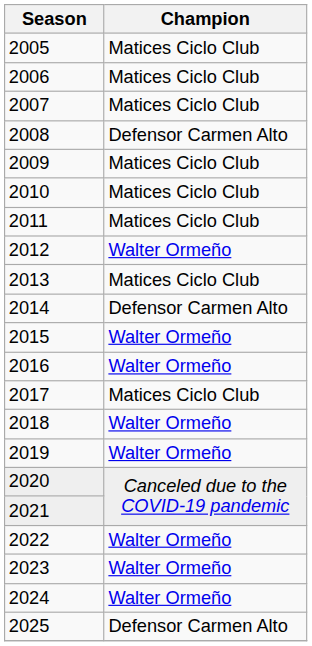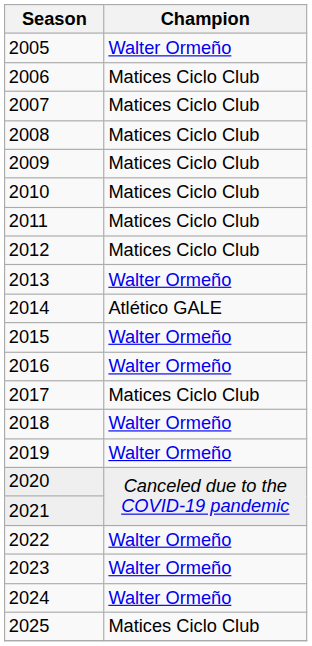(184, 47) Matices Ciclo Club -> (170, 47) Walter Ormeño
(198, 134) Defensor Carmen Alto -> (184, 134) Matices Ciclo Club
(170, 250) Walter Ormeño -> (184, 250) Matices Ciclo Club
(184, 279) Matices Ciclo Club -> (170, 279) Walter Ormeño
(198, 308) Defensor Carmen Alto -> (165, 308) Atlético GALE
(198, 626) Defensor Carmen Alto -> (184, 626) Matices Ciclo Club
